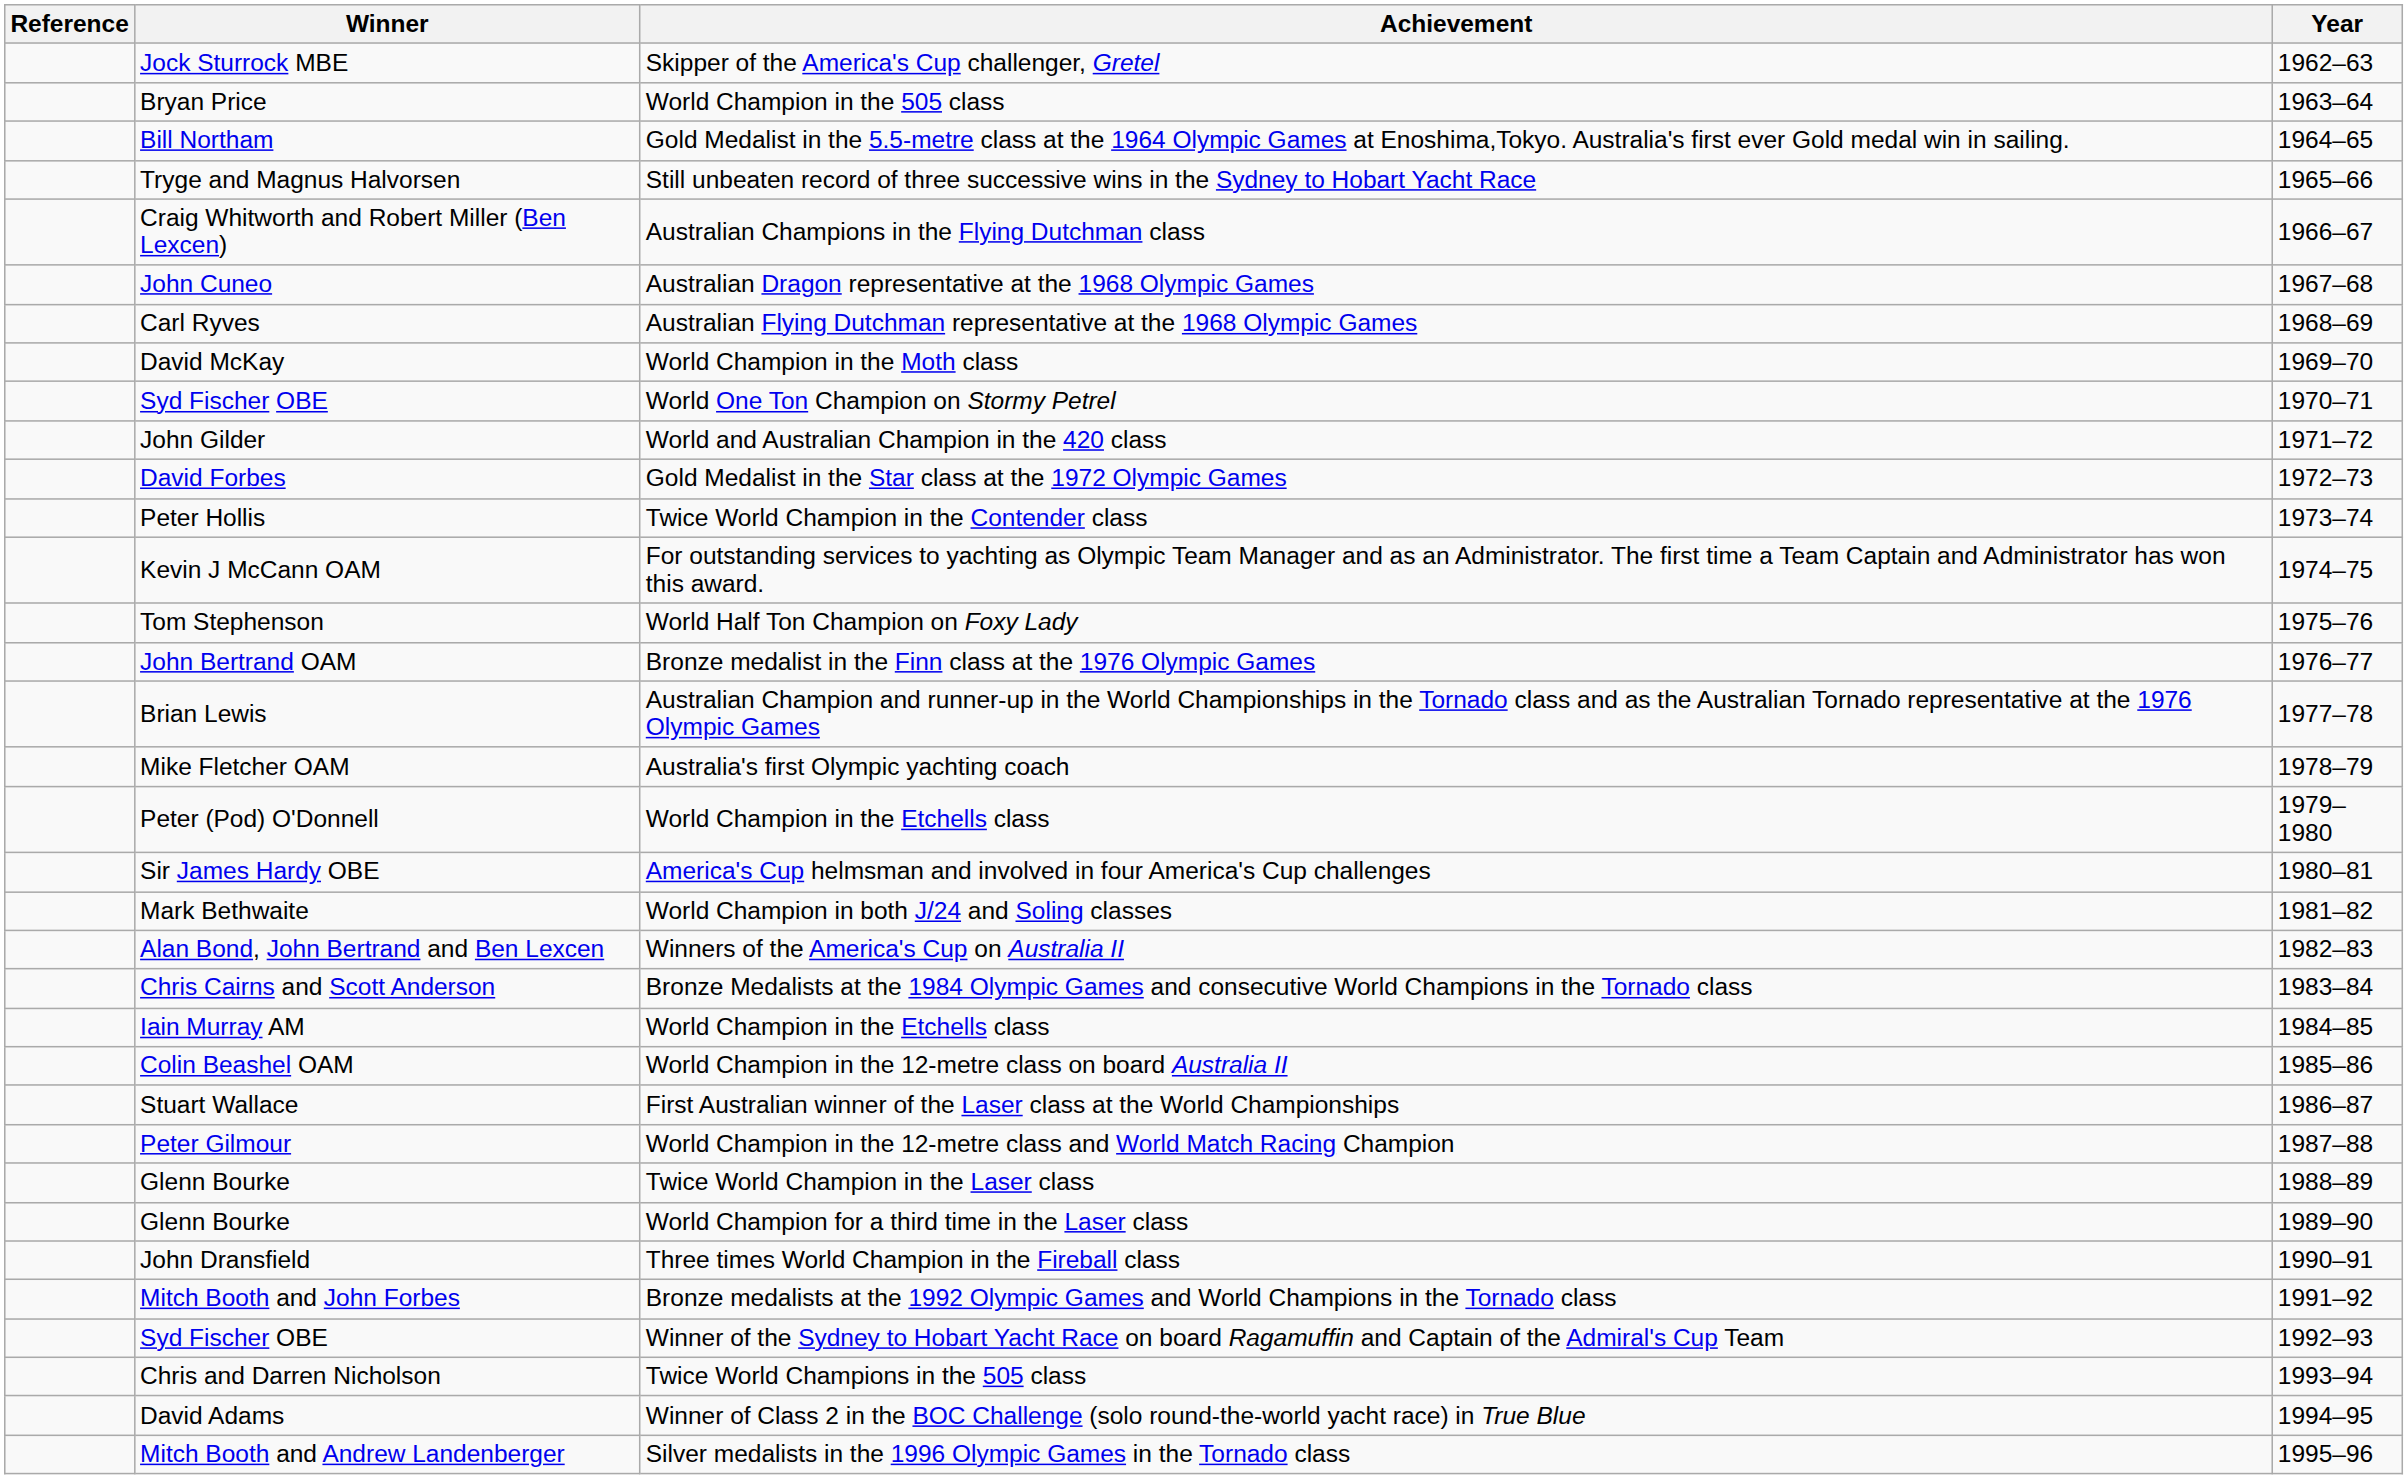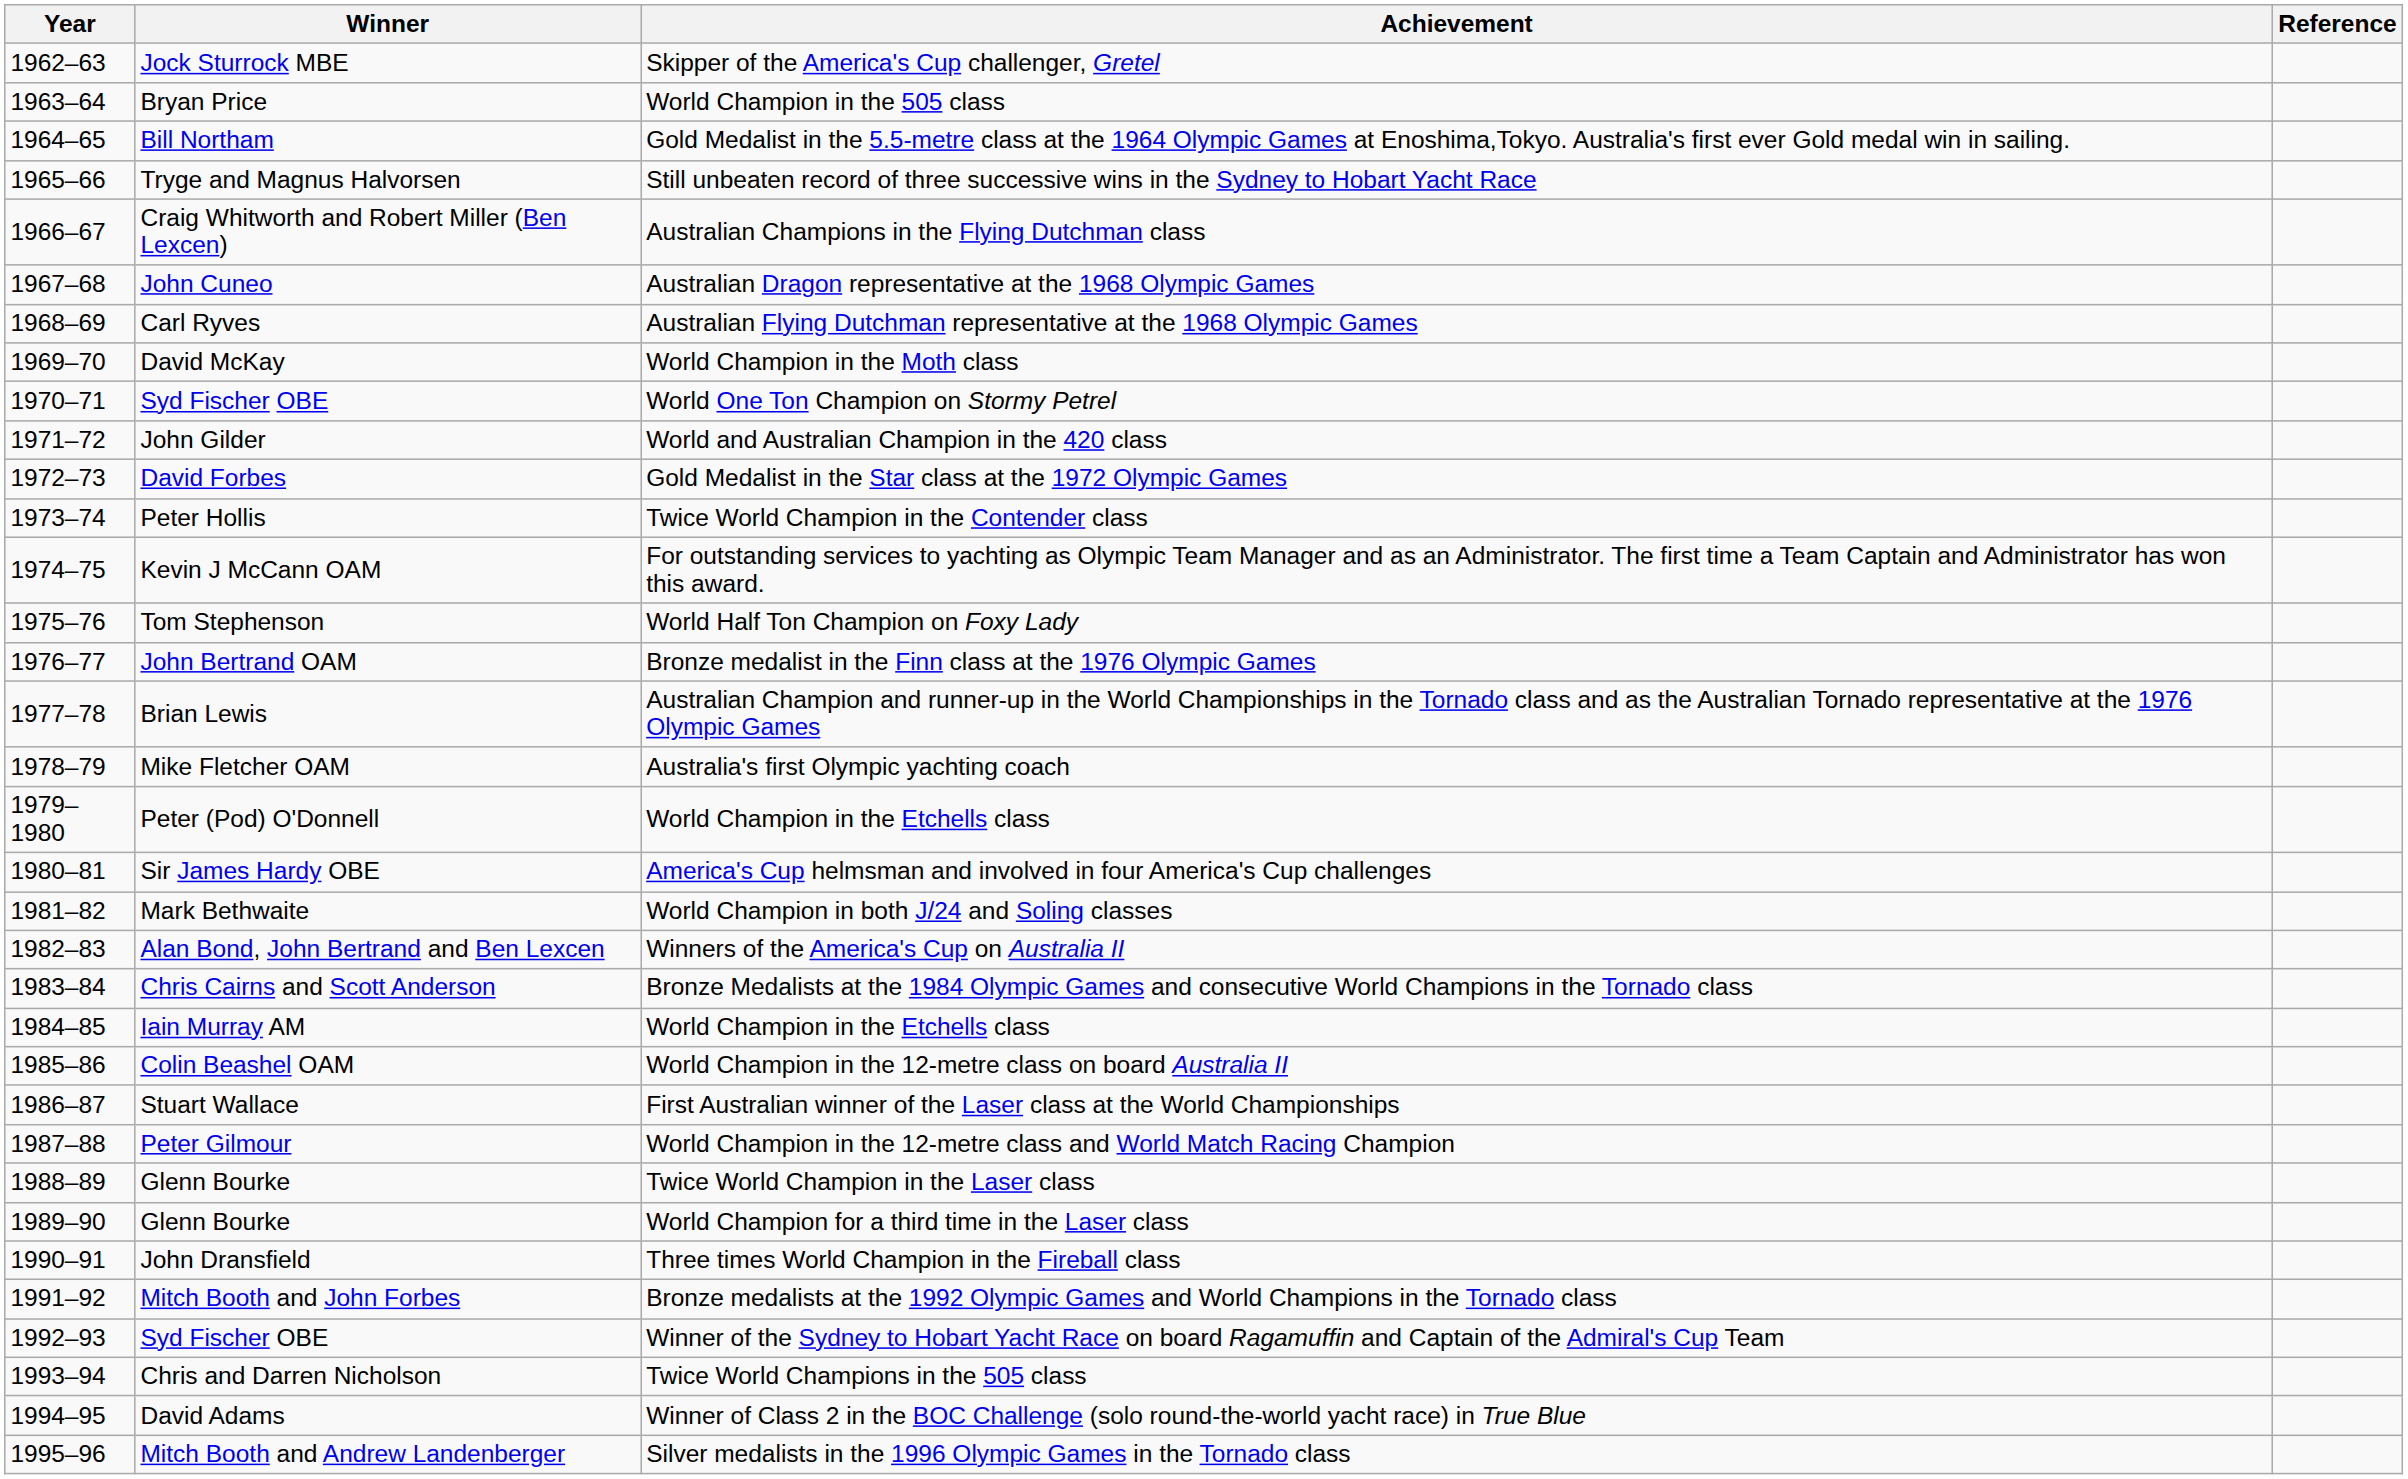columns swapped: (2337, 23) <-> (70, 23)
